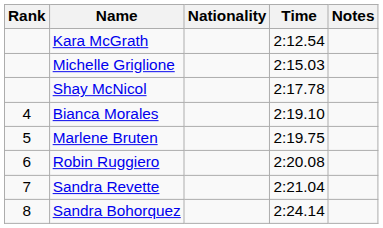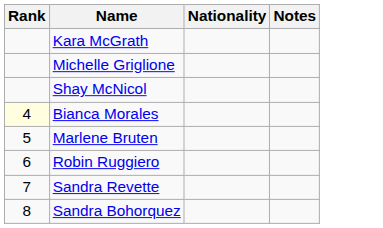- column: (299, 16)
(27, 114) no background -> (27, 114) lightyellow background
